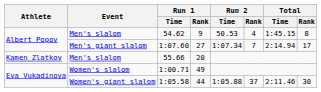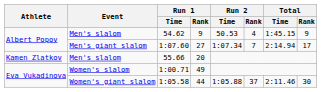(307, 33) 8 -> (307, 33) 9
